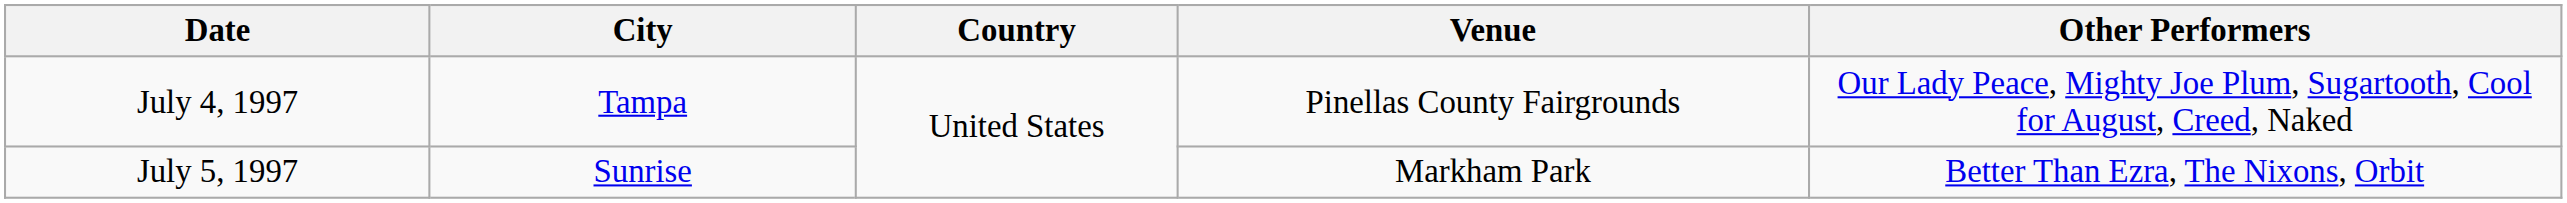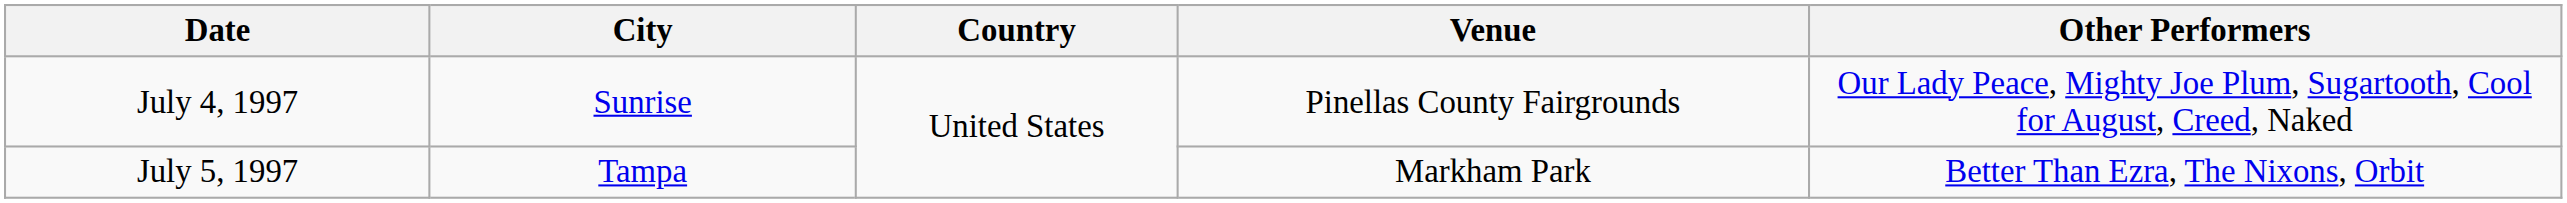(643, 100) Tampa -> (643, 100) Sunrise
(643, 171) Sunrise -> (643, 171) Tampa
